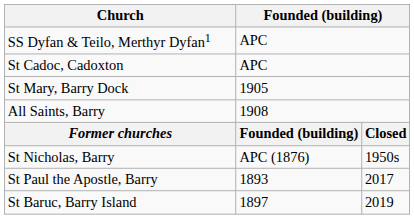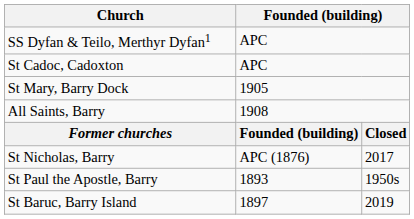(382, 156) 1950s -> (379, 156) 2017
(379, 179) 2017 -> (382, 179) 1950s
